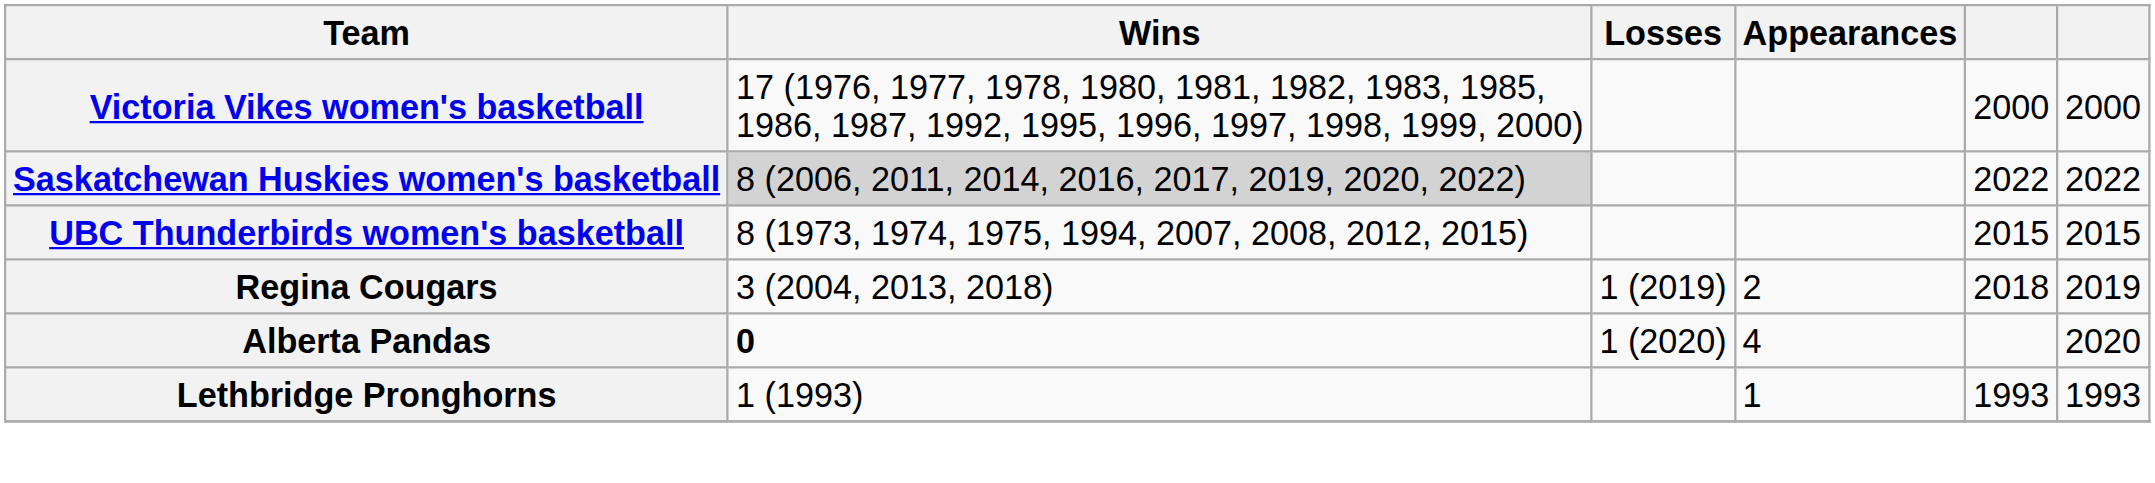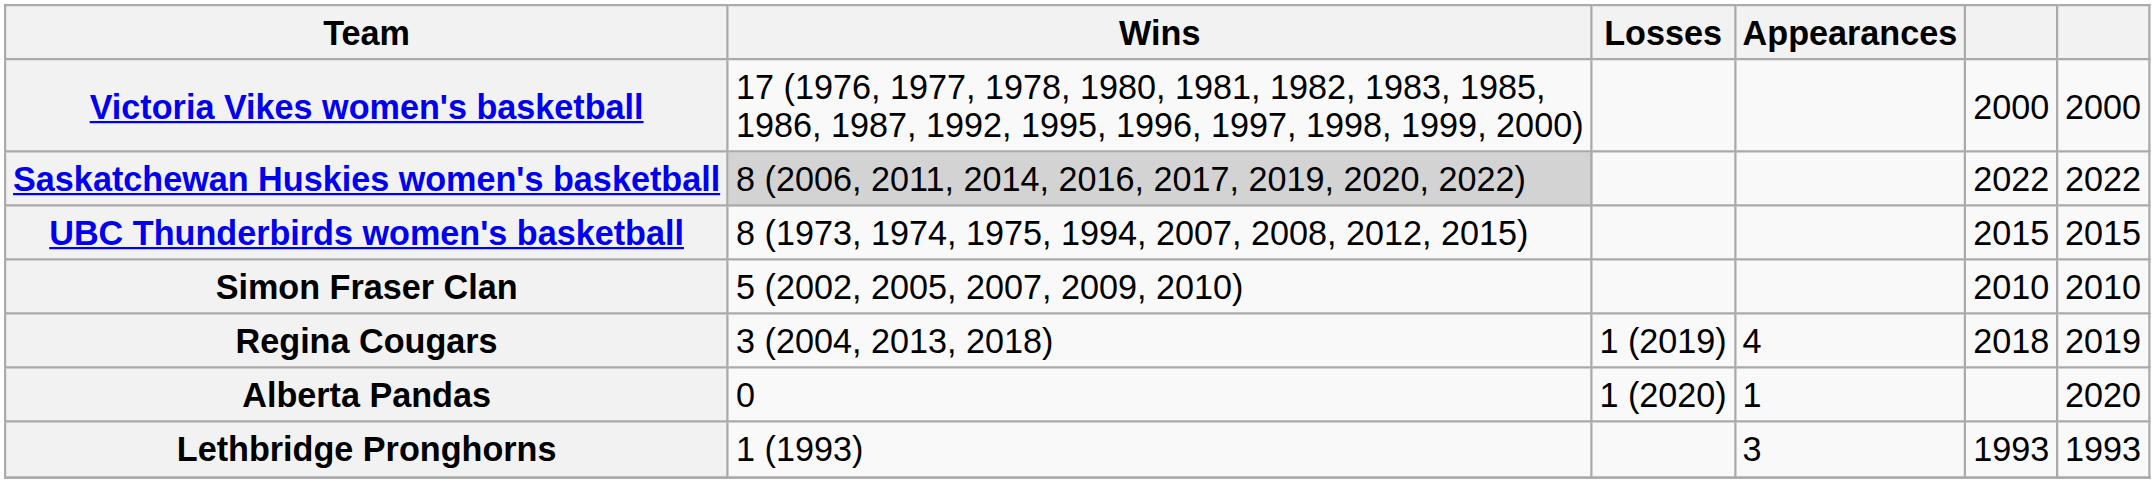+ row: (367, 287)
(1752, 287) 2 -> (1752, 341) 4
(746, 341) bold -> (746, 395) normal
(1752, 341) 4 -> (1752, 395) 1
(1752, 395) 1 -> (1752, 450) 3
